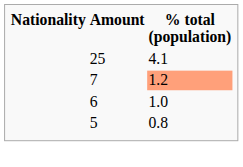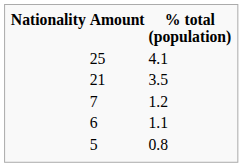+ row: (98, 80)
(158, 80) lightsalmon background -> (158, 102) no background
(158, 102) 1.0 -> (158, 123) 1.1
